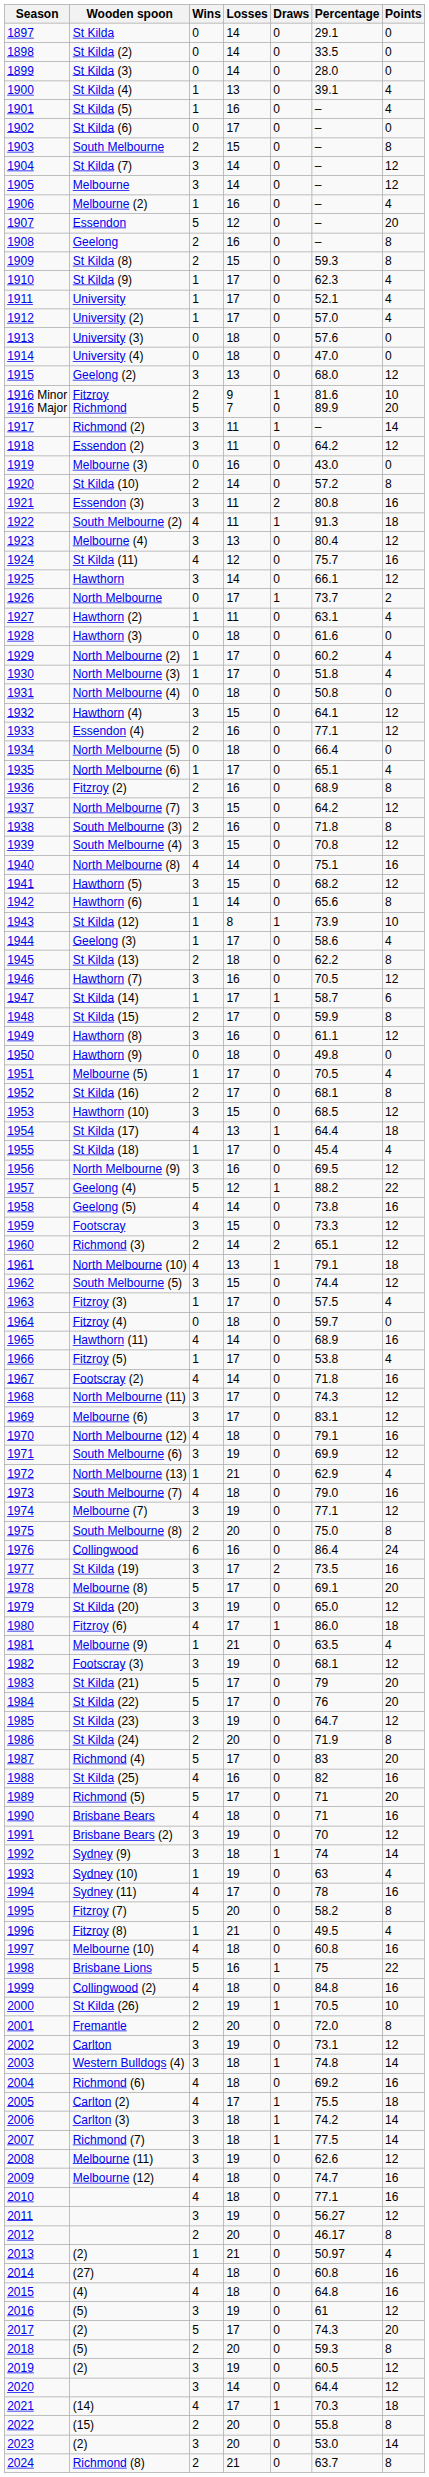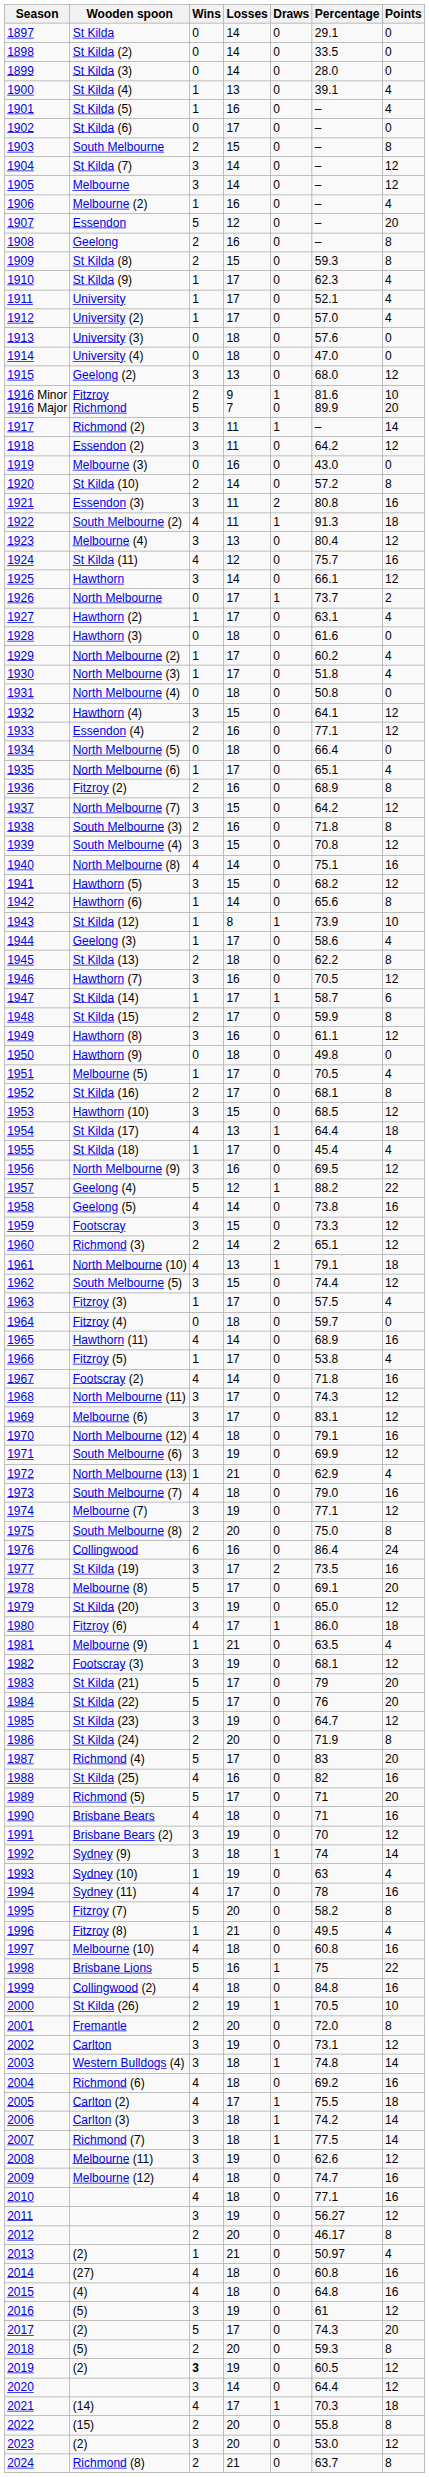(233, 617) 11 -> (233, 617) 17
(196, 2368) normal -> (196, 2368) bold
(392, 2444) 14 -> (392, 2444) 12
